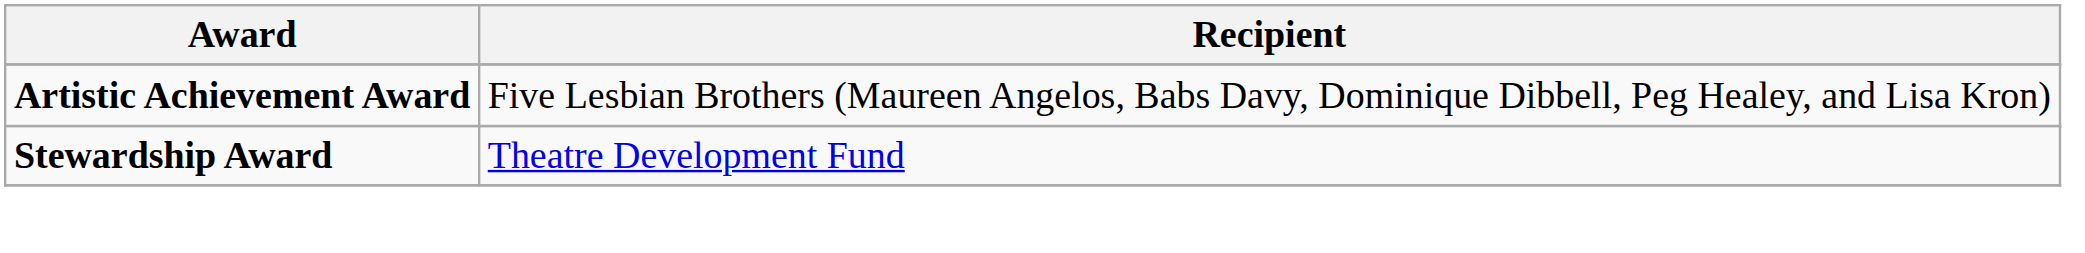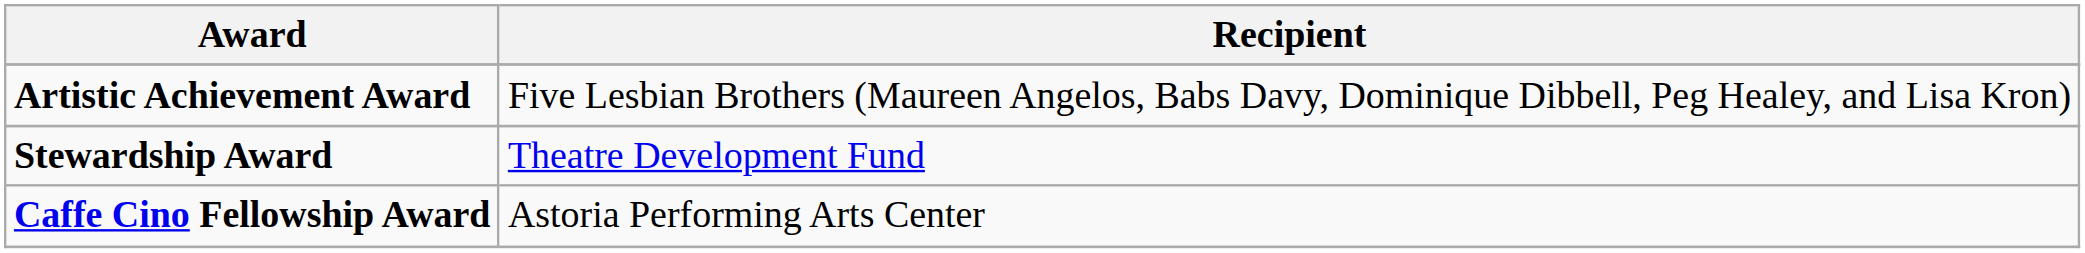+ row: (252, 214)
